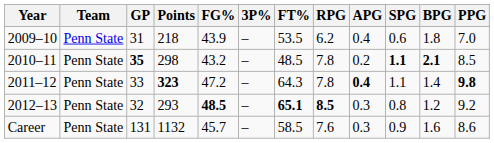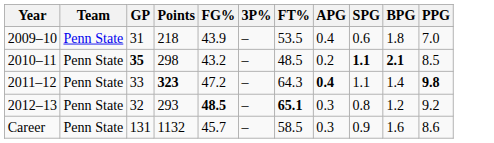- column: (331, 15)
